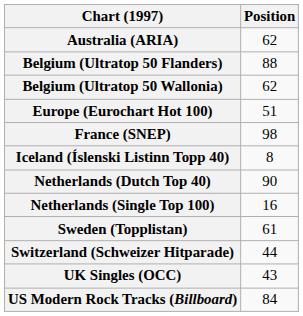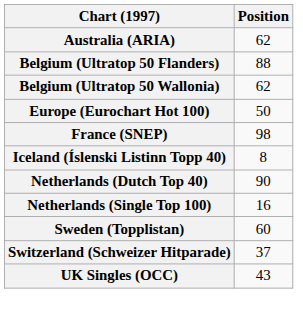(270, 110) 51 -> (263, 110) 50
(270, 228) 61 -> (263, 228) 60
(270, 252) 44 -> (263, 252) 37
- row: (123, 299)
